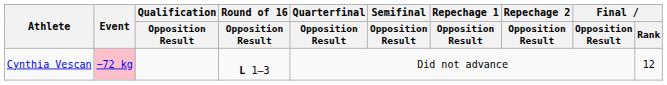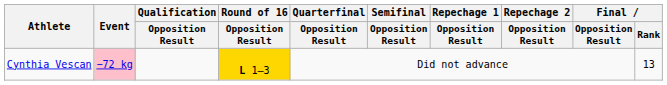(254, 71) no background -> (254, 71) gold background
(649, 64) 12 -> (649, 64) 13
